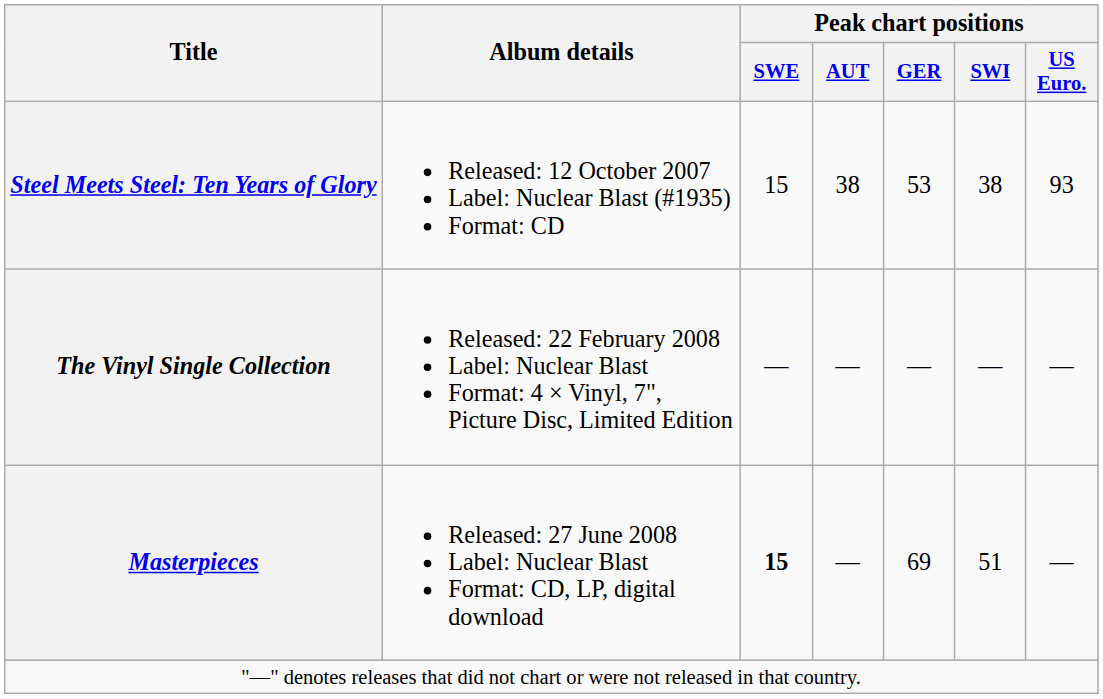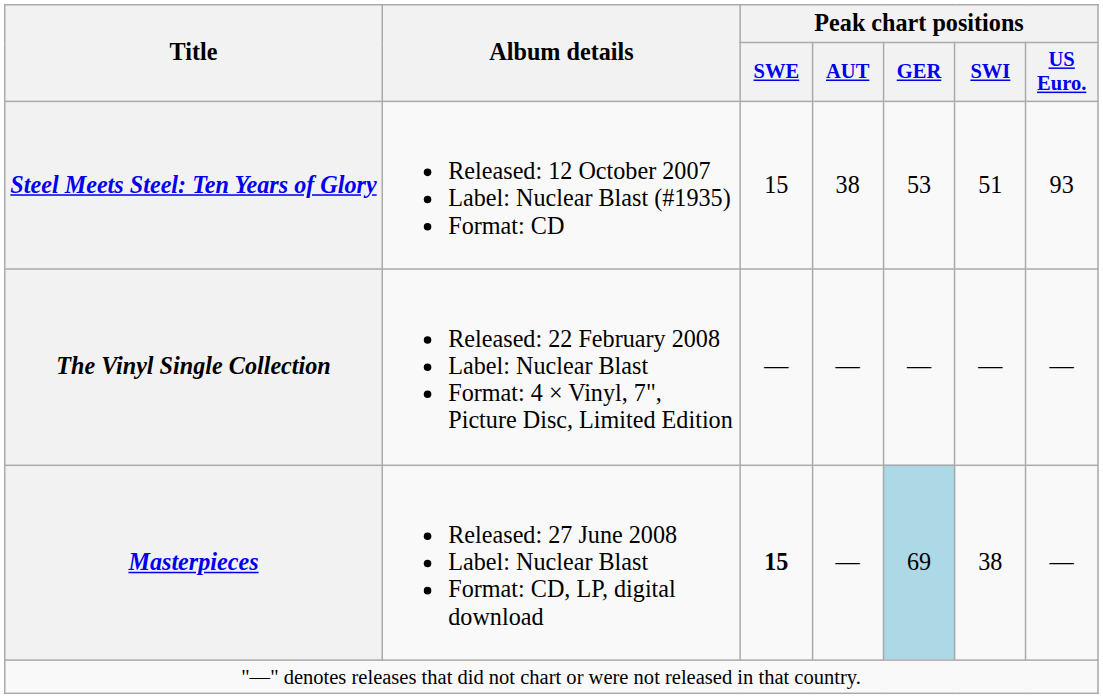(990, 184) 38 -> (990, 184) 51
(919, 562) no background -> (919, 562) lightblue background
(990, 562) 51 -> (990, 562) 38
